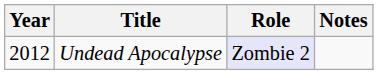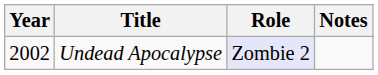(30, 52) 2012 -> (30, 52) 2002
